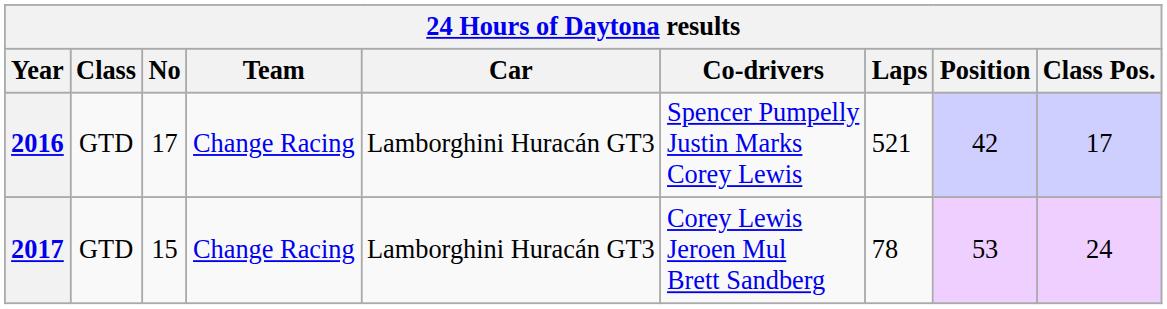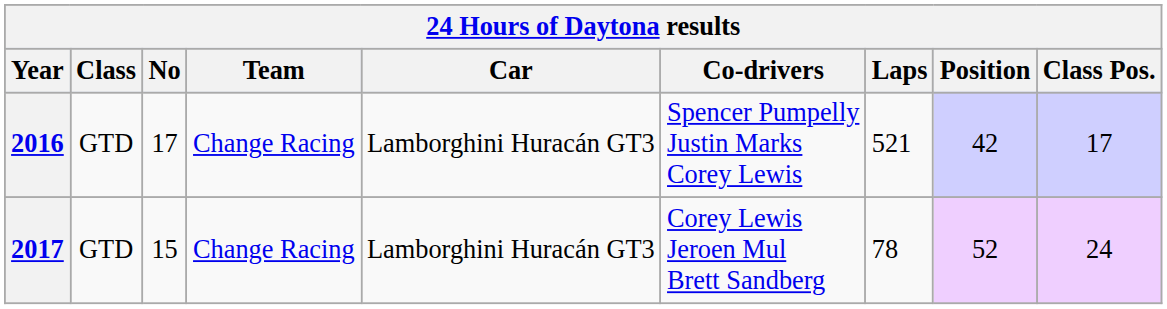(985, 250) 53 -> (985, 250) 52
